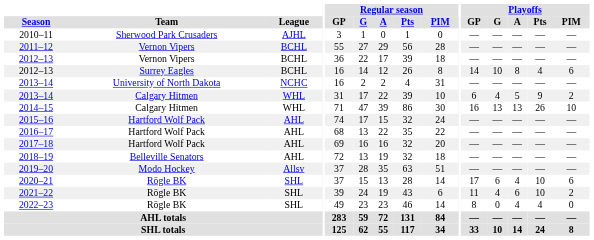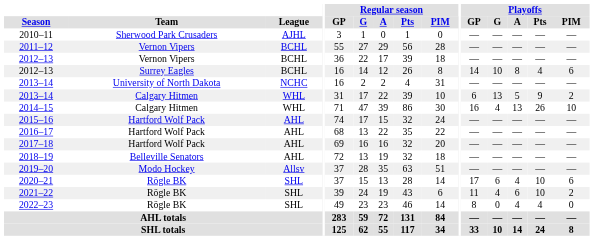(497, 95) 4 -> (497, 95) 13
(497, 107) 13 -> (497, 107) 4
